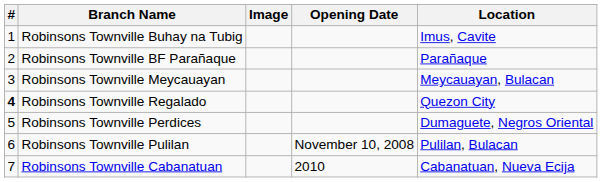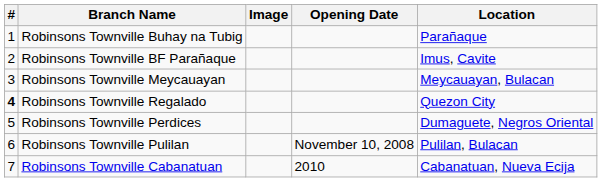(458, 36) Imus, Cavite -> (454, 36) Parañaque
(454, 58) Parañaque -> (458, 58) Imus, Cavite
